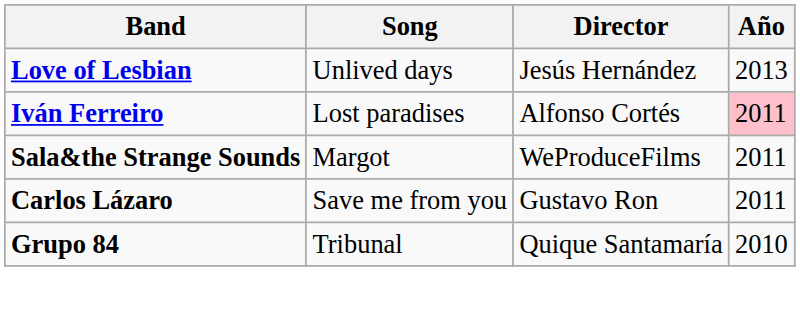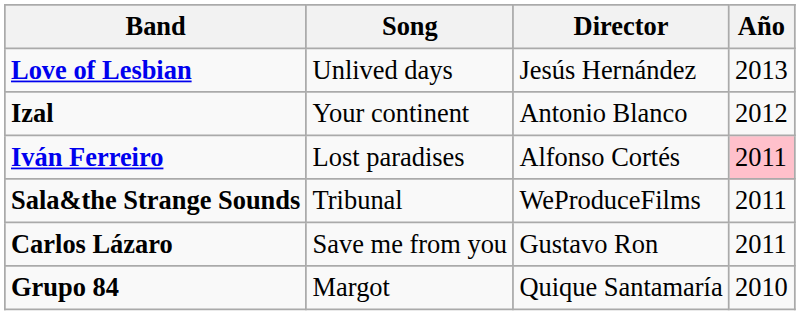+ row: (32, 113)
(351, 157) Margot -> (358, 200) Tribunal
(358, 244) Tribunal -> (351, 288) Margot
